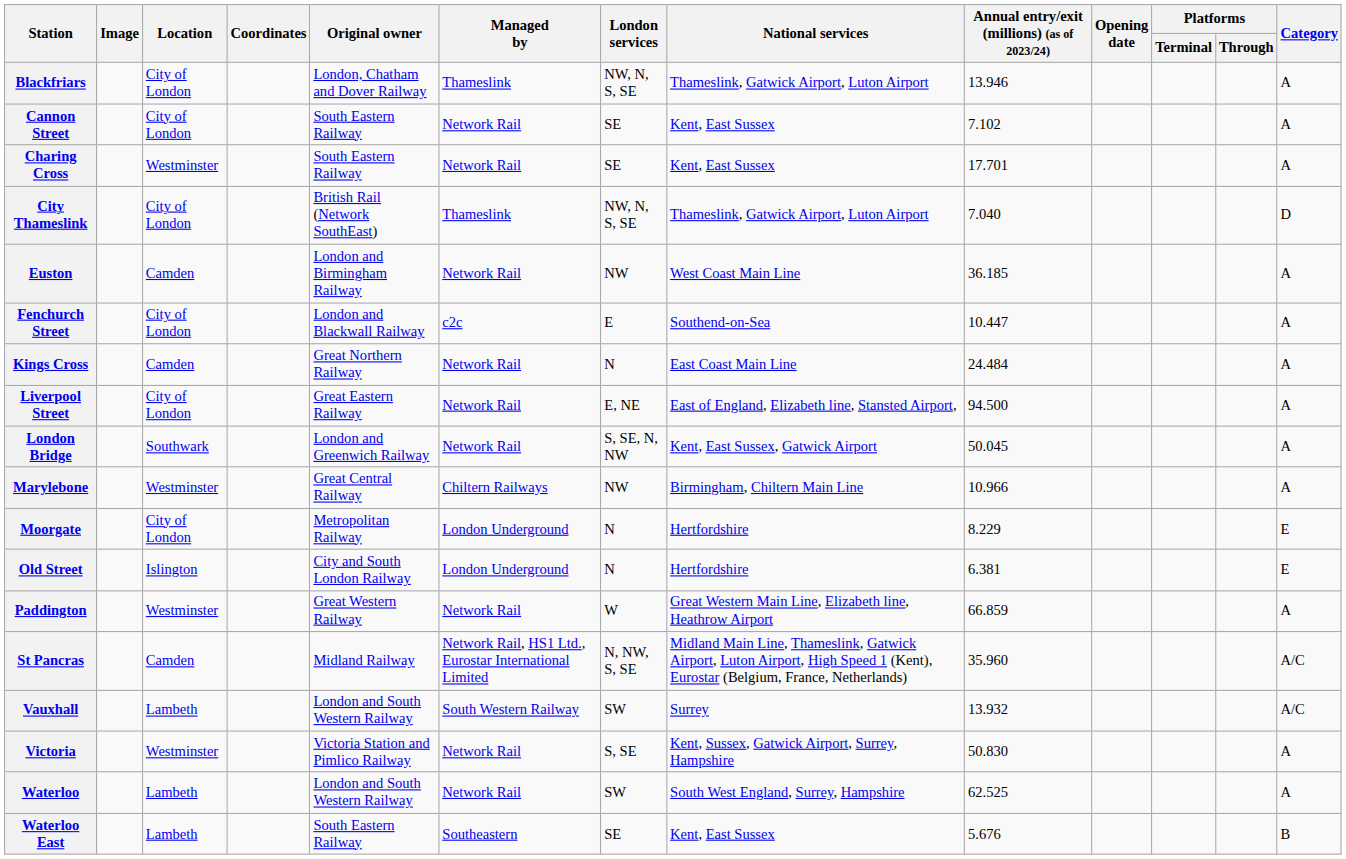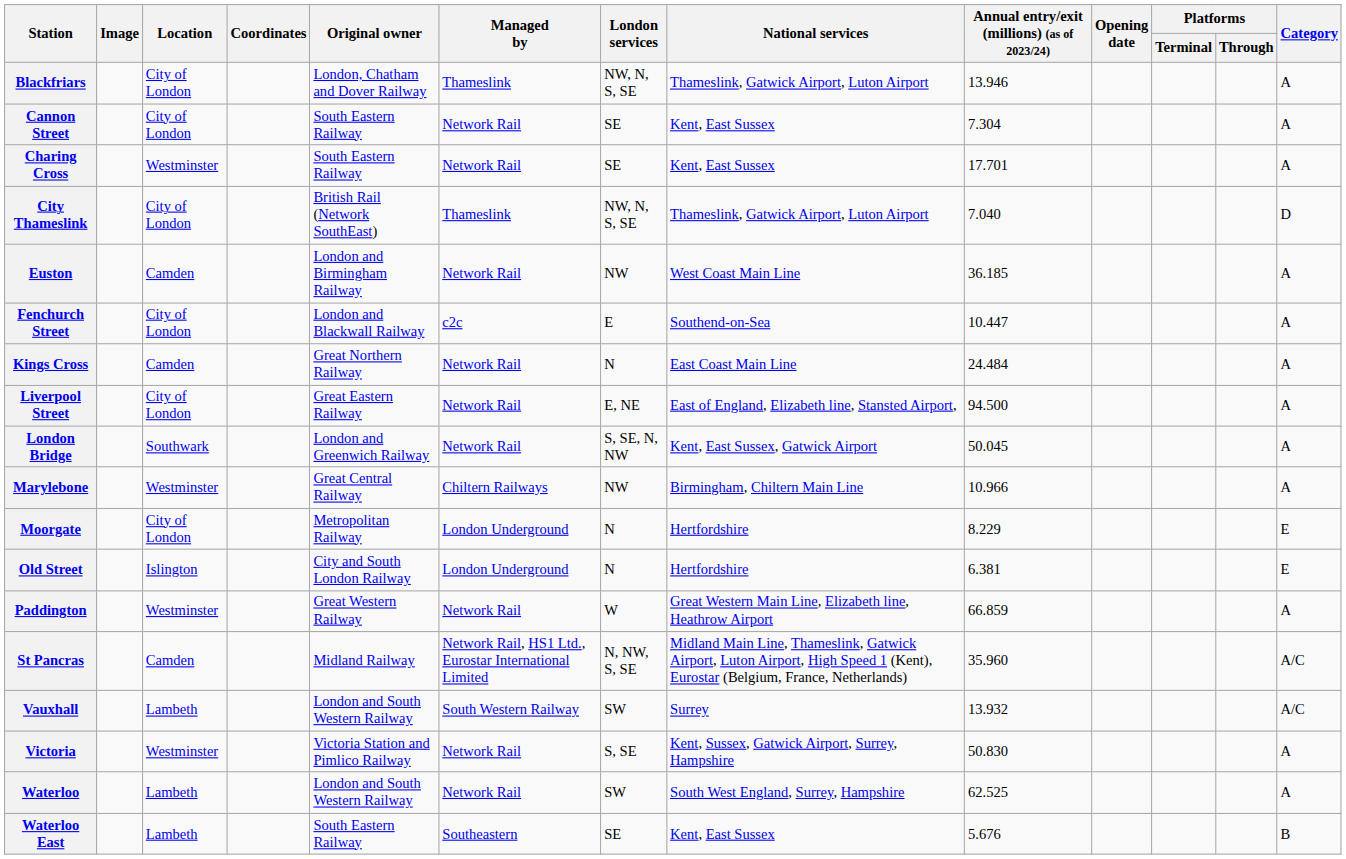(984, 124) 7.102 -> (984, 124) 7.304
